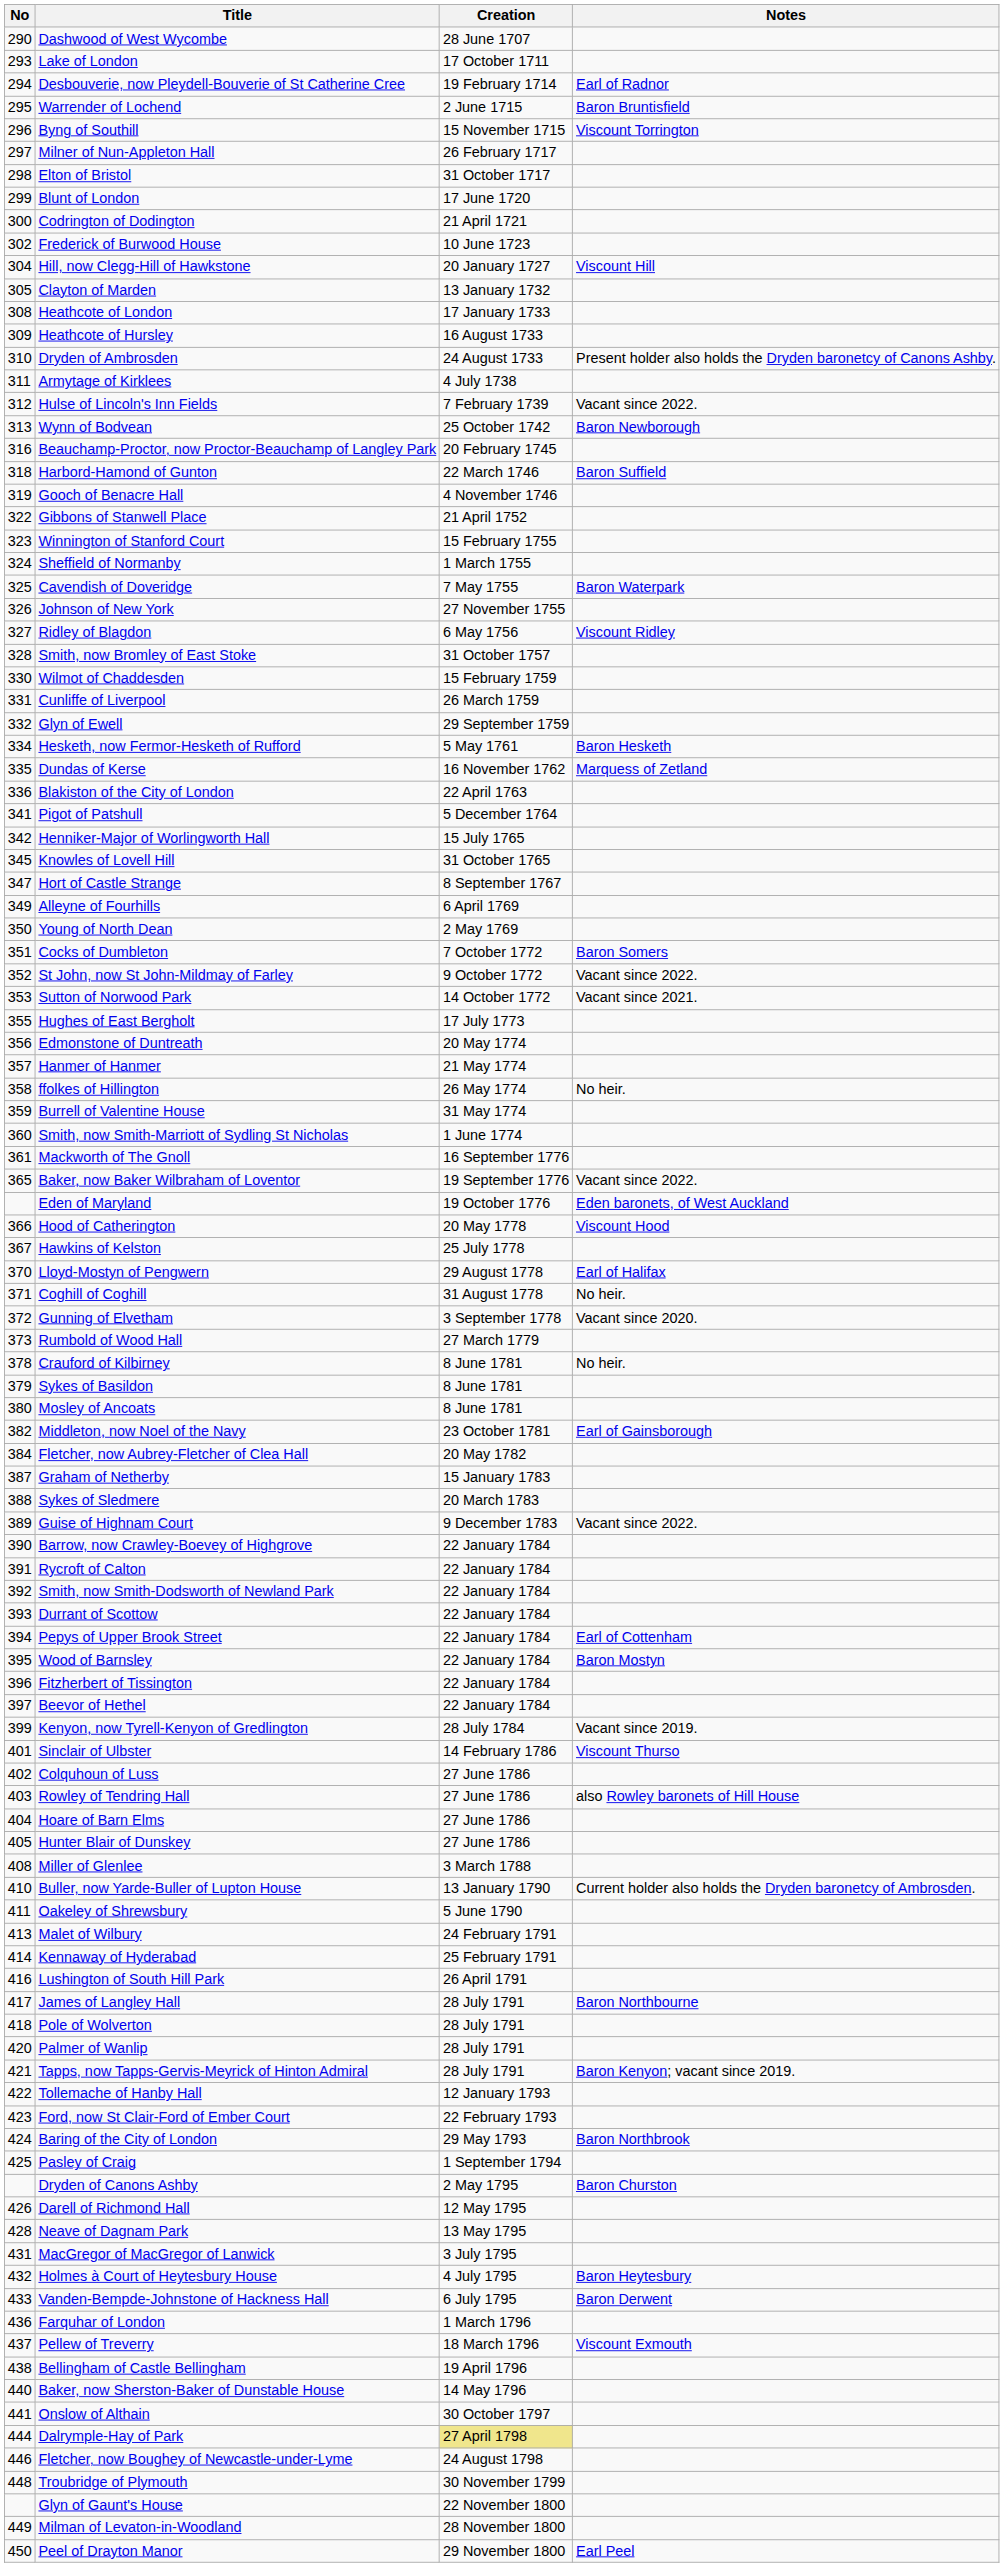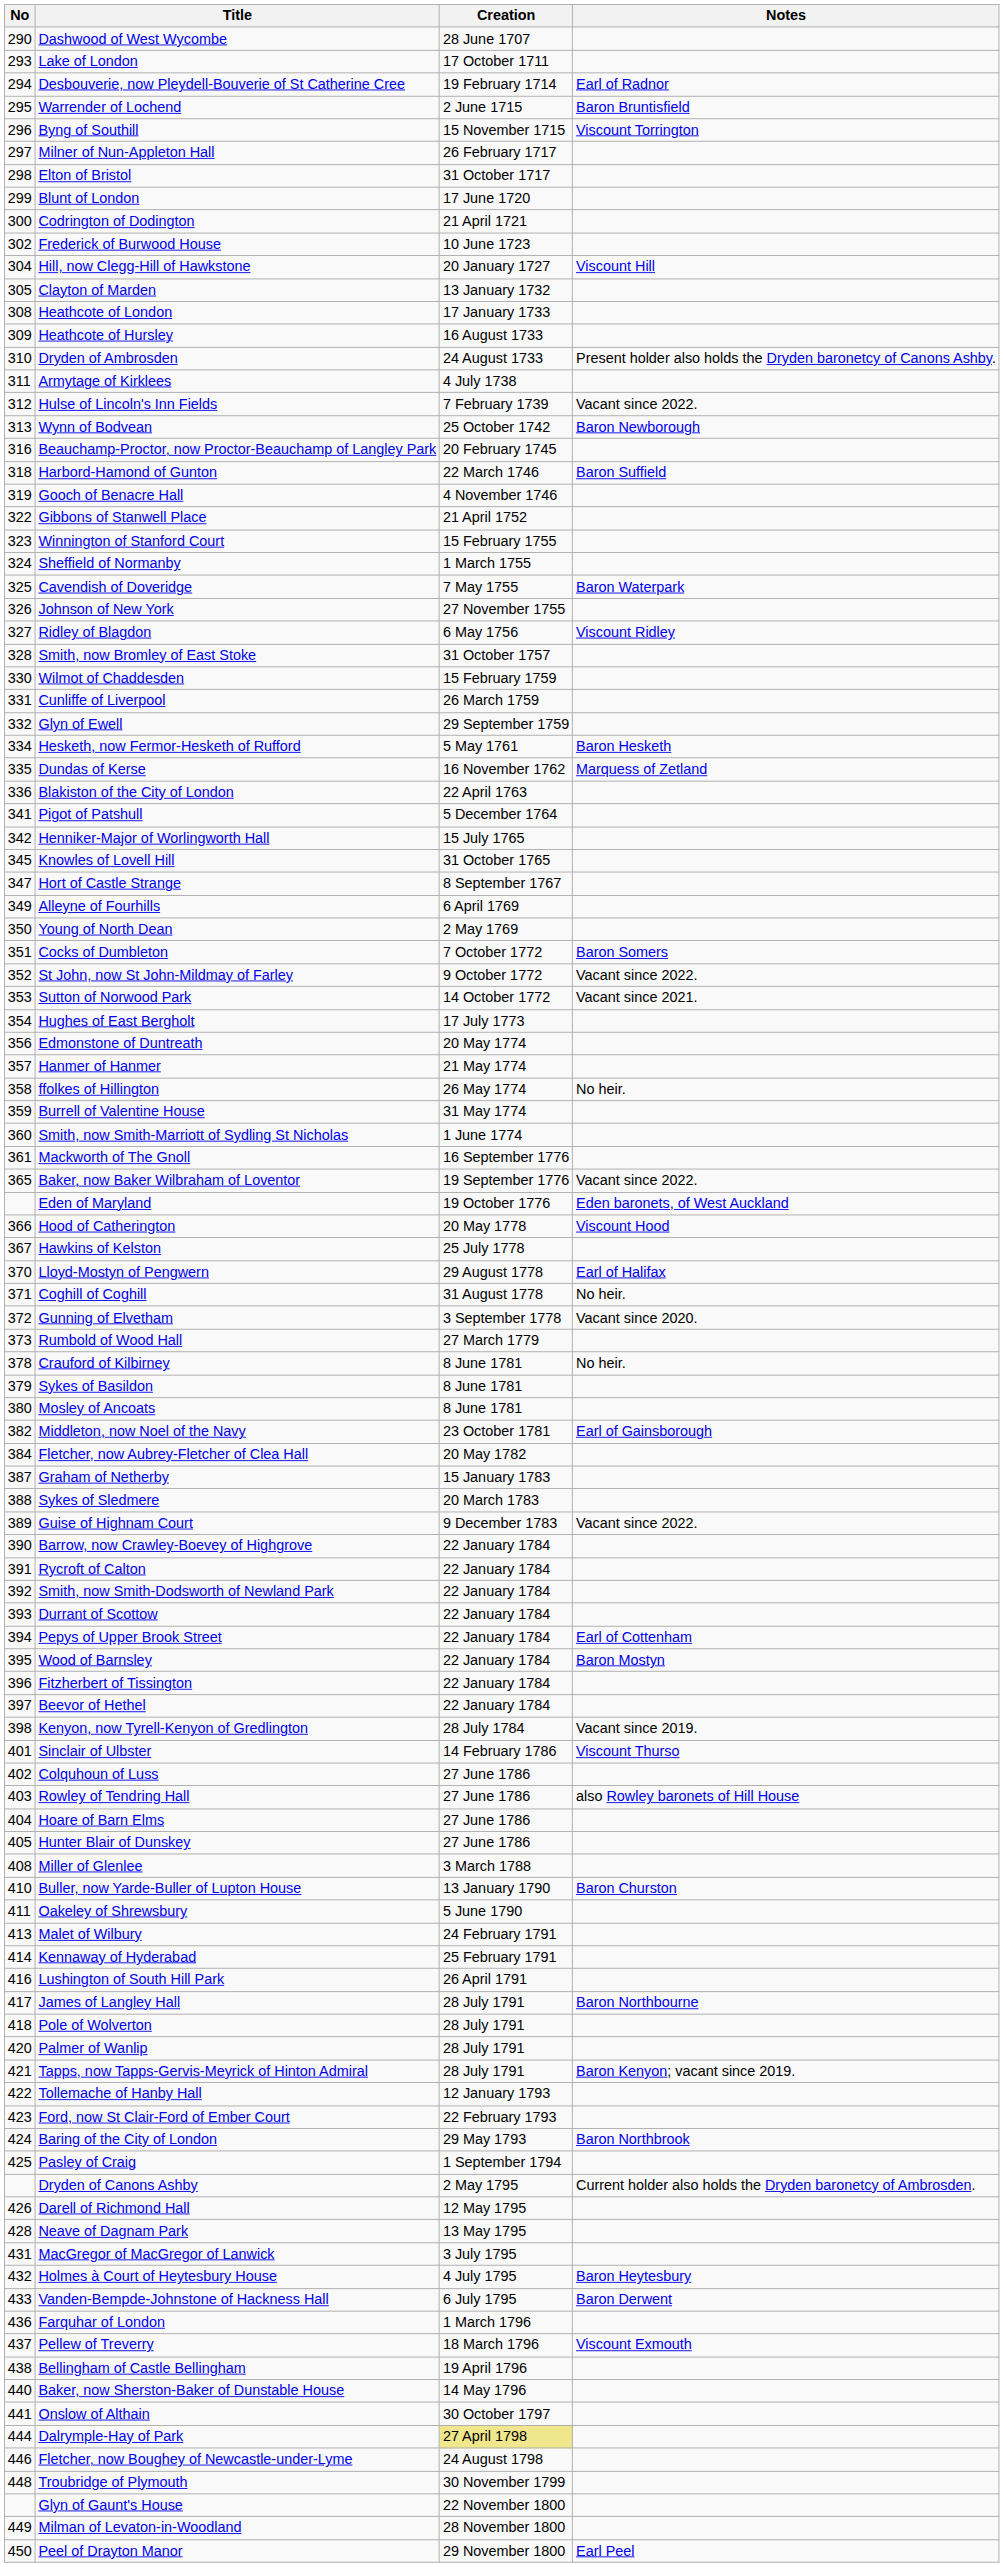(20, 1020) 355 -> (20, 1020) 354
(20, 1728) 399 -> (20, 1728) 398
(776, 1888) Current holder also holds the Dryden baronetcy of Ambrosden. -> (626, 1888) Baron Churston
(626, 2185) Baron Churston -> (776, 2185) Current holder also holds the Dryden baronetcy of Ambrosden.
